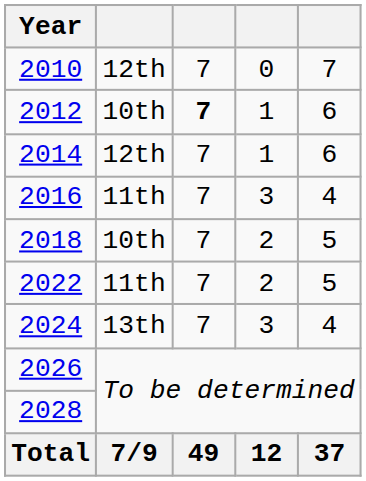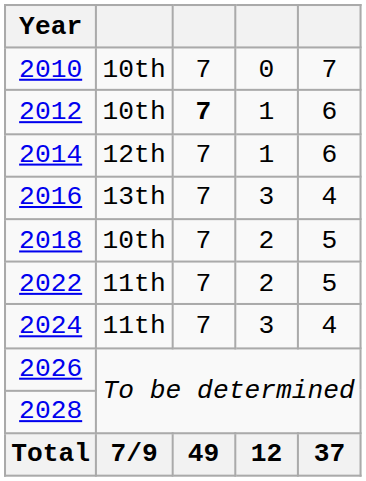(134, 69) 12th -> (134, 69) 10th
(134, 198) 11th -> (134, 198) 13th
(134, 326) 13th -> (134, 326) 11th
